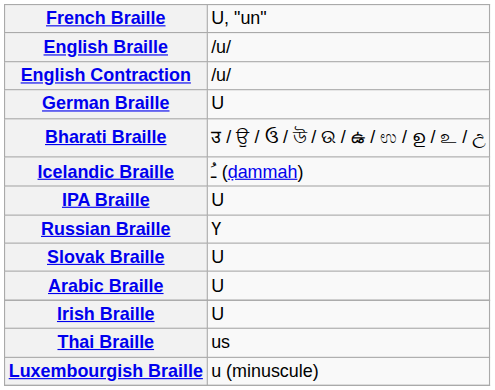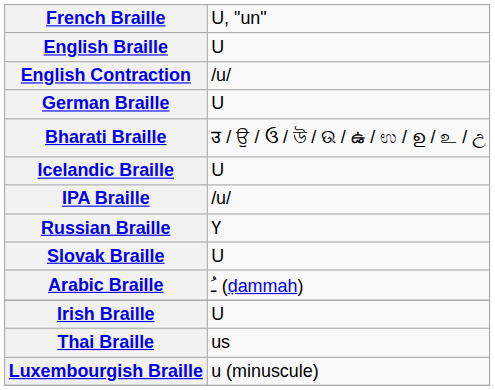(221, 47) /u/ -> (218, 47) U
(257, 172) ـُ (ḍammah) -> (218, 170) U
(218, 200) U -> (221, 199) /u/
(218, 285) U -> (257, 285) ـُ (ḍammah)
